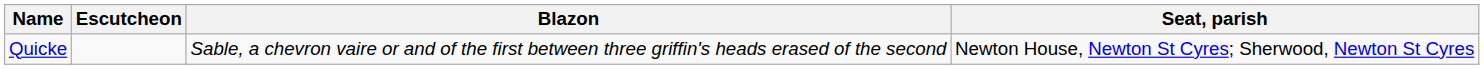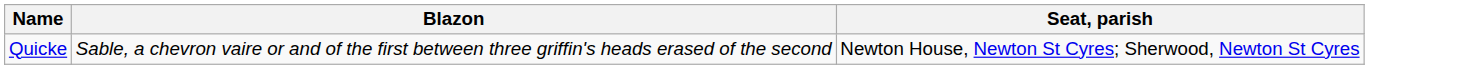- column: (129, 19)
